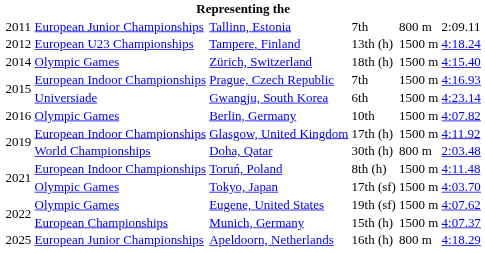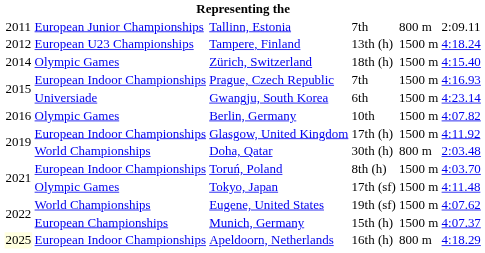(461, 169) 4:11.48 -> (461, 169) 4:03.70
(461, 187) 4:03.70 -> (461, 187) 4:11.48
(77, 204) Olympic Games -> (93, 204) World Championships
(18, 240) no background -> (18, 240) lightyellow background
(119, 240) European Junior Championships -> (120, 240) European Indoor Championships
